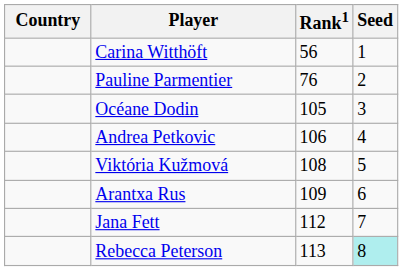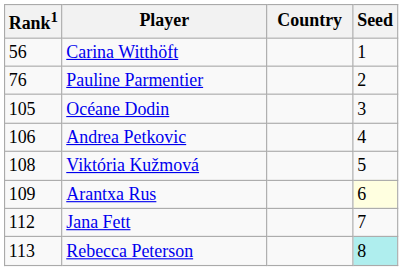columns swapped: (48, 21) <-> (324, 21)
(362, 194) no background -> (362, 194) lightyellow background
